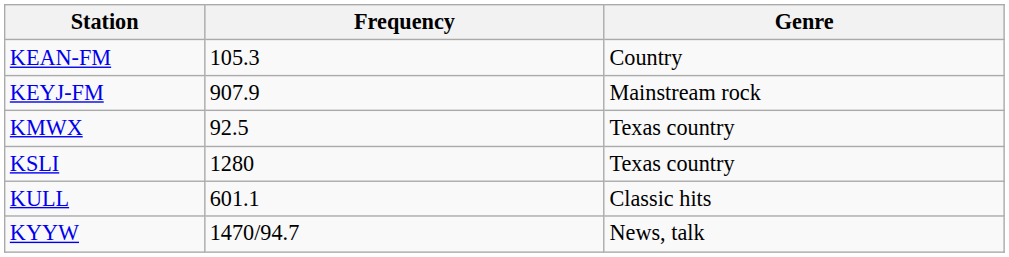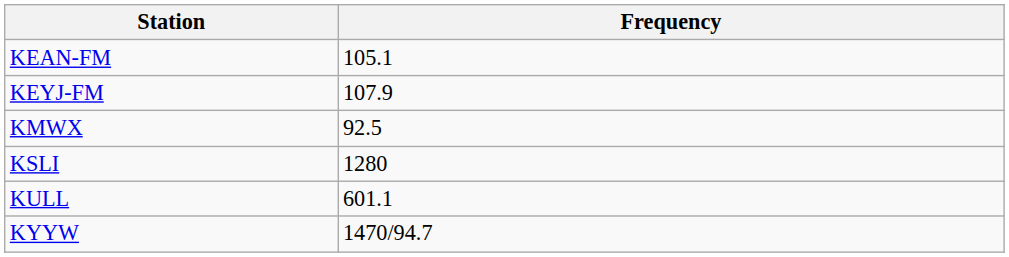- column: (804, 22)
(235, 57) 105.3 -> (368, 57) 105.1
(235, 92) 907.9 -> (368, 92) 107.9
